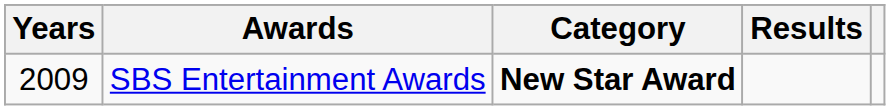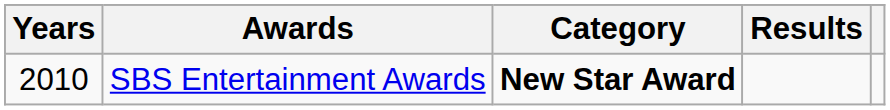(54, 78) 2009 -> (54, 78) 2010
